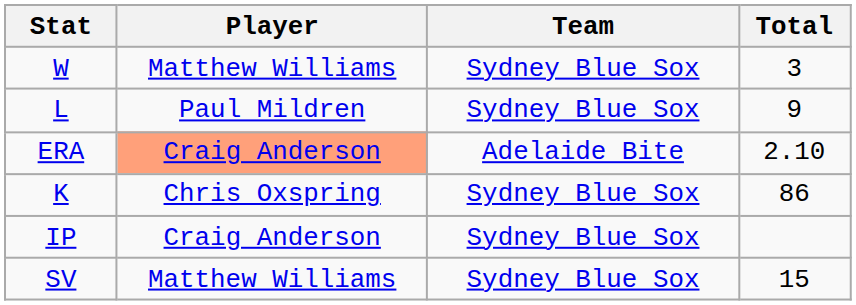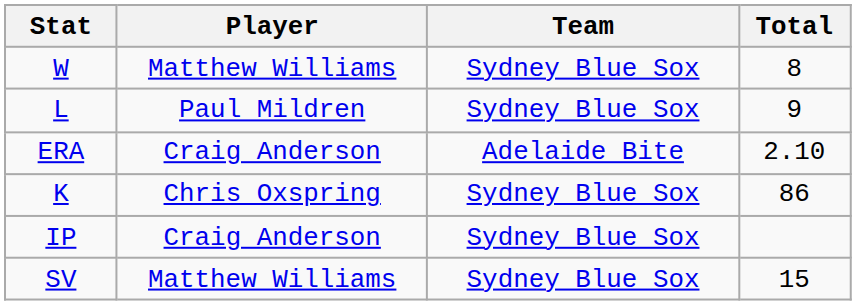(794, 68) 3 -> (794, 68) 8
(272, 153) lightsalmon background -> (272, 153) no background
